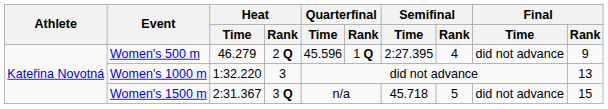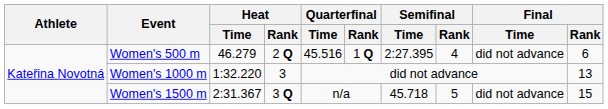(323, 54) 45.596 -> (323, 54) 45.516
(585, 54) 9 -> (585, 54) 6
